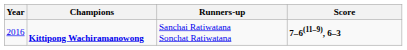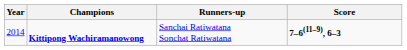(16, 32) 2016 -> (16, 32) 2014
